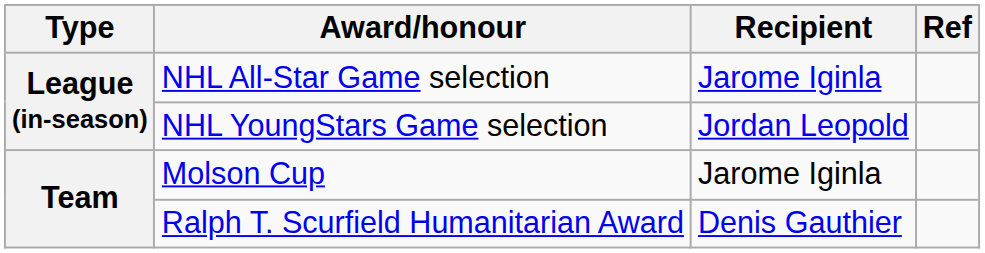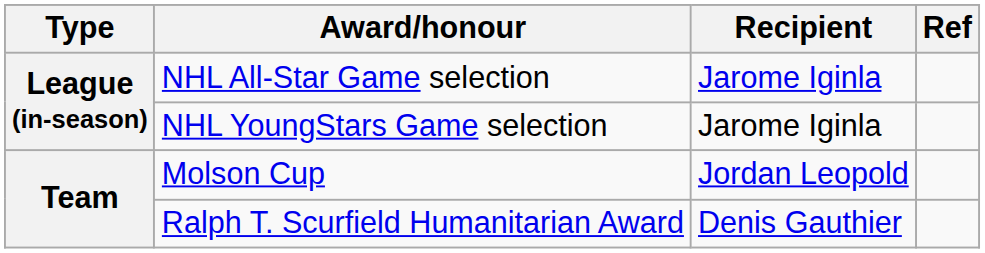(803, 125) Jordan Leopold -> (790, 125) Jarome Iginla
(790, 174) Jarome Iginla -> (803, 174) Jordan Leopold
